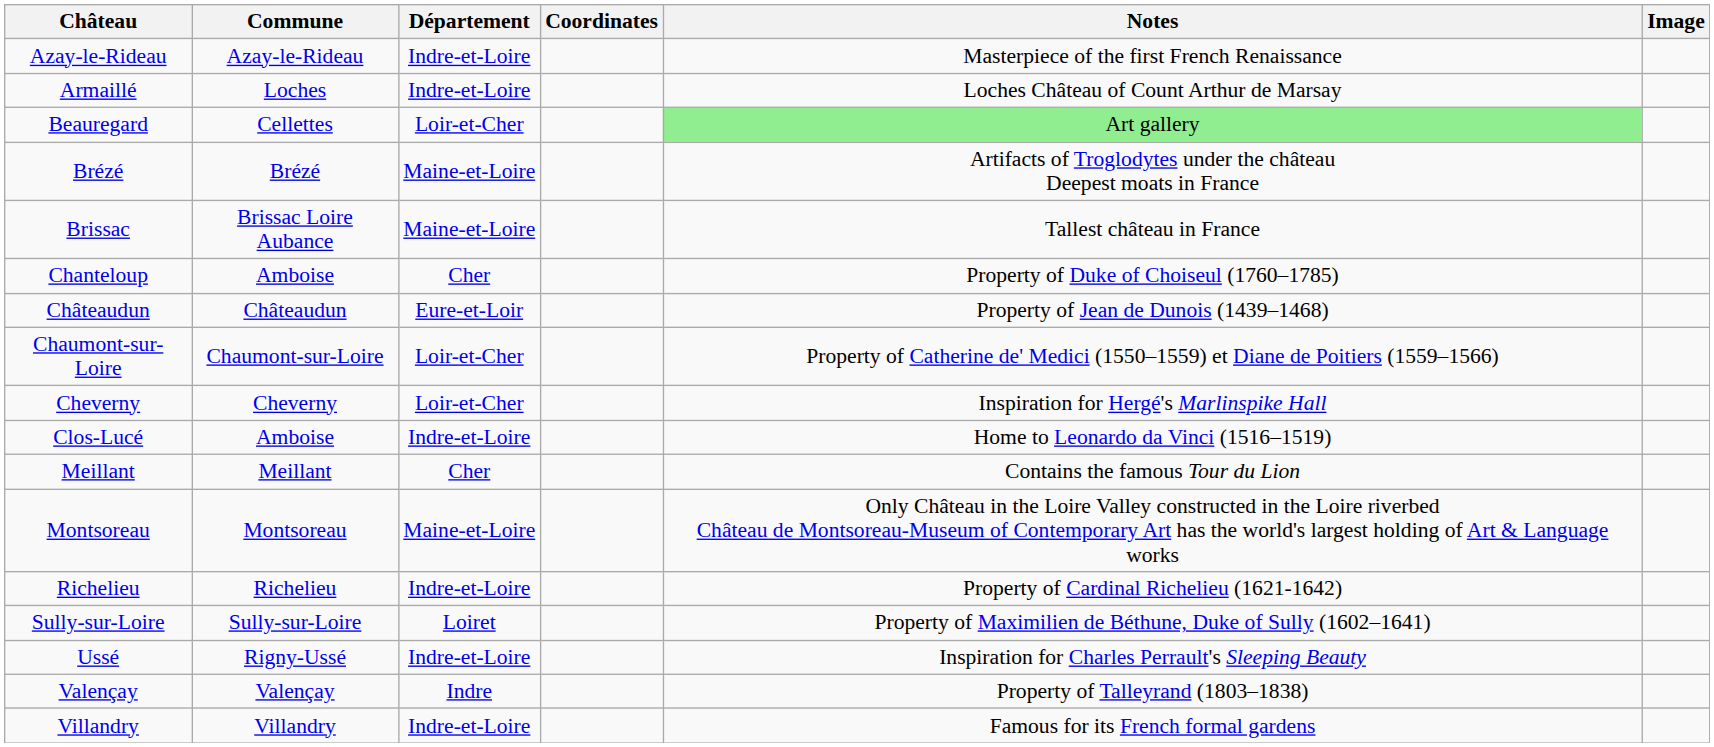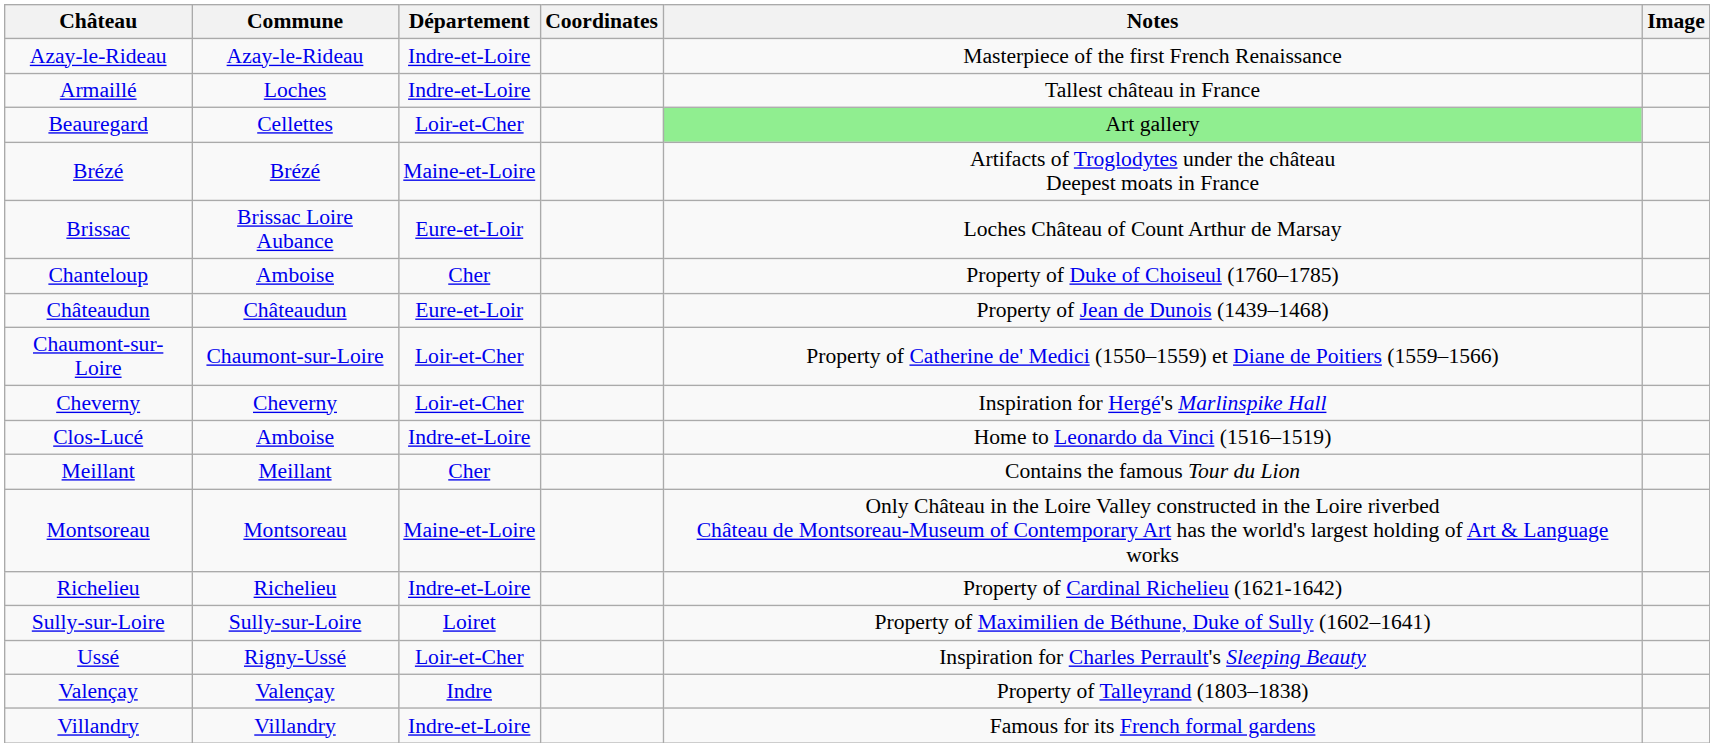(1153, 90) Loches Château of Count Arthur de Marsay -> (1153, 90) Tallest château in France
(469, 229) Maine-et-Loire -> (469, 229) Eure-et-Loir
(1153, 229) Tallest château in France -> (1153, 229) Loches Château of Count Arthur de Marsay
(469, 656) Indre-et-Loire -> (469, 656) Loir-et-Cher
